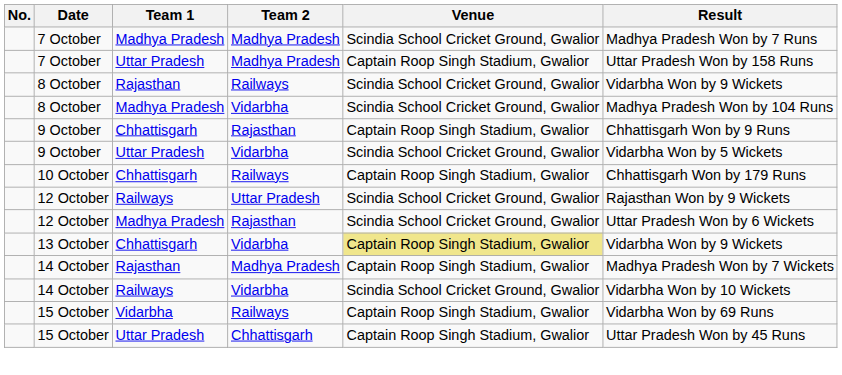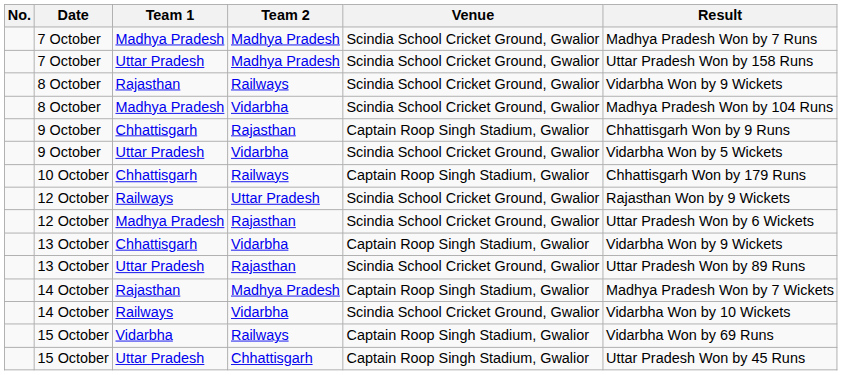(468, 61) Captain Roop Singh Stadium, Gwalior -> (473, 61) Scindia School Cricket Ground, Gwalior
(468, 244) khaki background -> (468, 244) no background
+ row: (73, 267)
